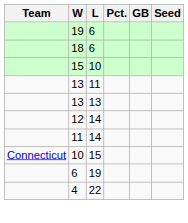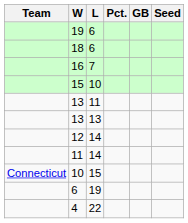+ row: (77, 66)
